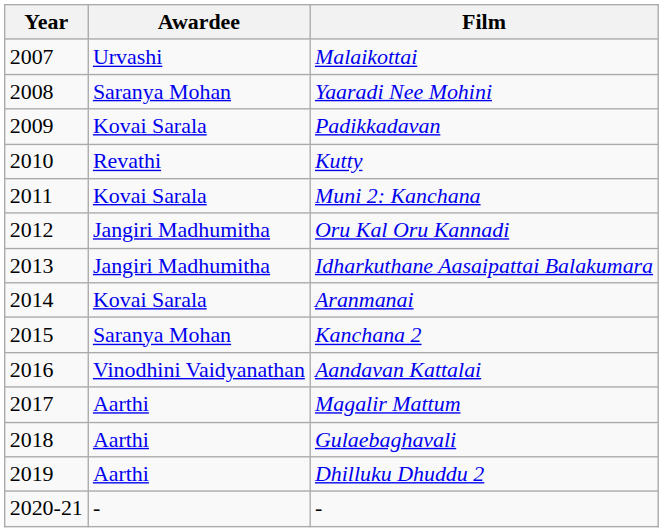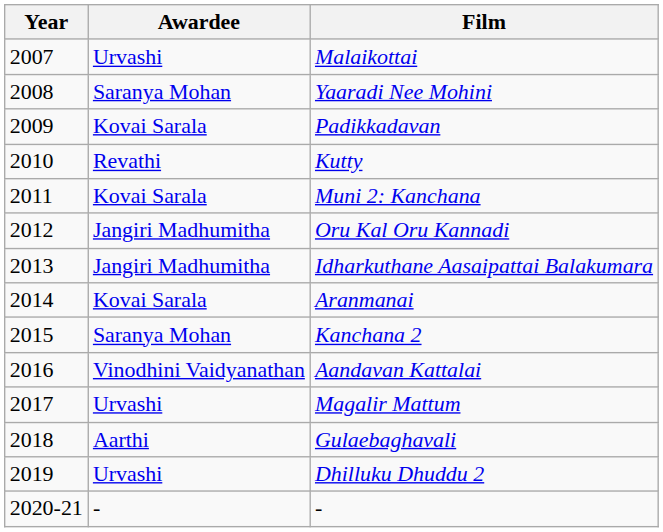(121, 404) Aarthi -> (128, 404) Urvashi
(121, 473) Aarthi -> (128, 473) Urvashi
